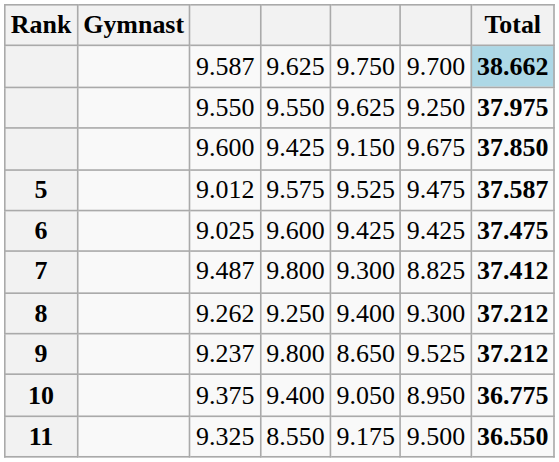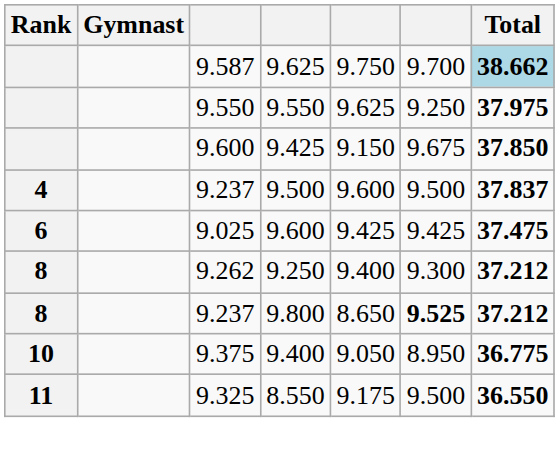+ row: (225, 189)
- row: (225, 189)
- row: (225, 271)
(41, 353) 9 -> (41, 312) 8
(436, 353) normal -> (436, 312) bold
